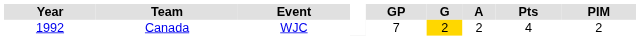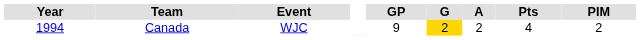(50, 27) 1992 -> (50, 27) 1994
(396, 27) 7 -> (396, 27) 9
